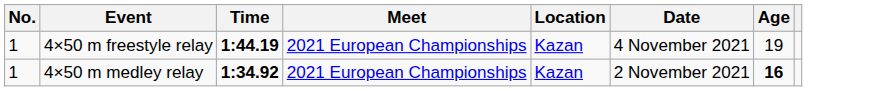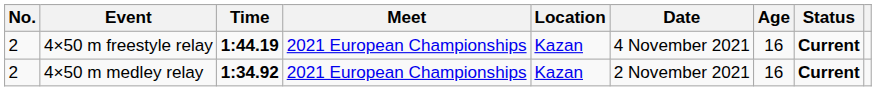+ column: (829, 18)
(13, 45) 1 -> (13, 45) 2
(774, 45) 19 -> (774, 45) 16
(13, 72) 1 -> (13, 72) 2
(774, 72) bold -> (774, 72) normal
